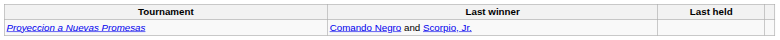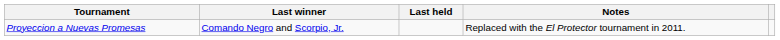+ column: (616, 12)
